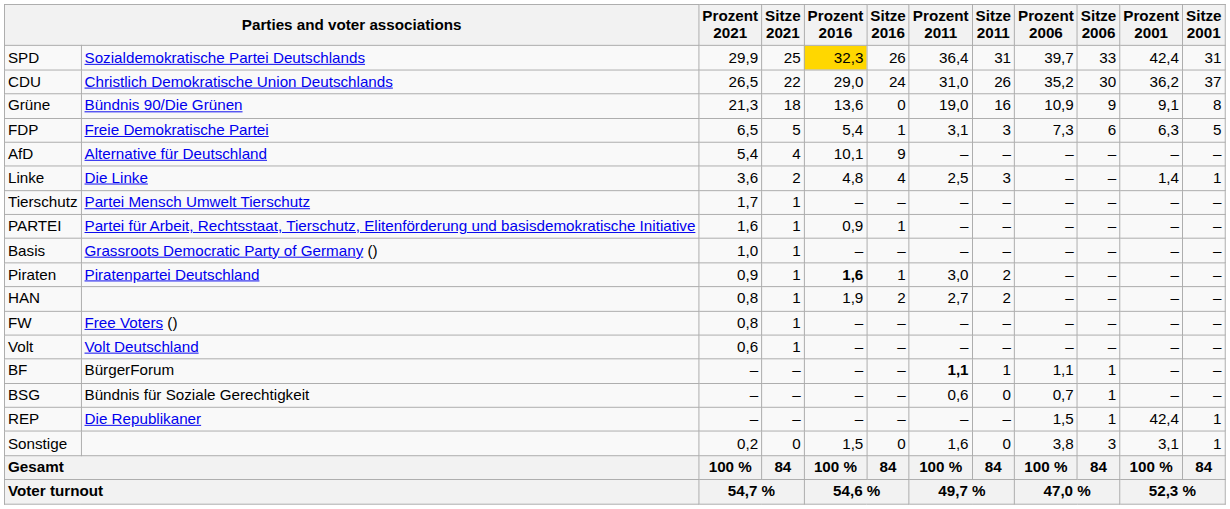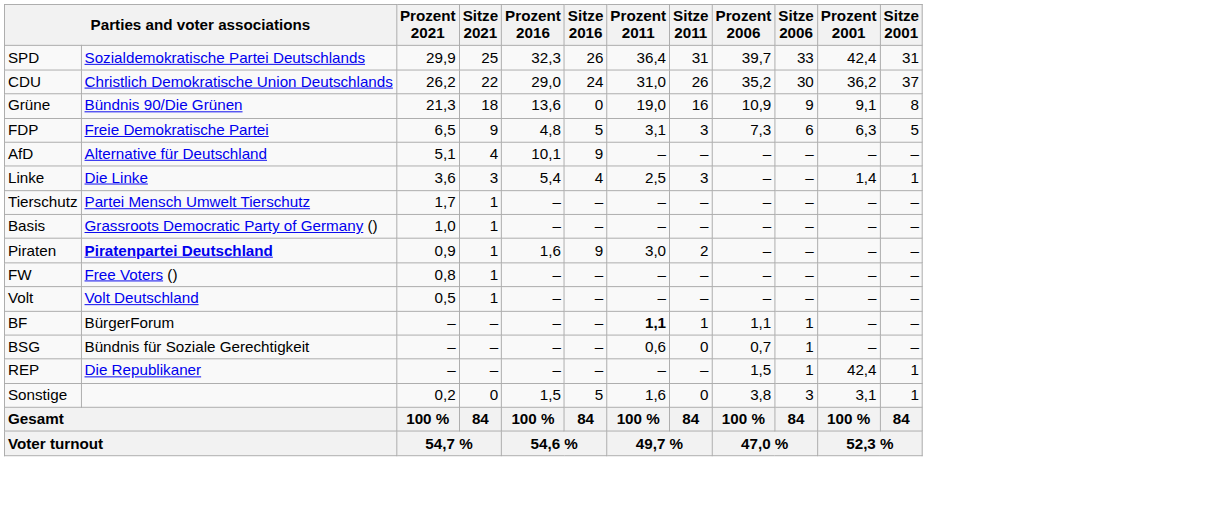(849, 57) gold background -> (546, 57) no background
(743, 81) 26,5 -> (441, 81) 26,2
(796, 130) 5 -> (494, 130) 9
(853, 130) 5,4 -> (550, 130) 4,8
(902, 130) 1 -> (599, 130) 5
(748, 154) 5,4 -> (445, 154) 5,1
(796, 178) 2 -> (494, 178) 3
(853, 178) 4,8 -> (550, 178) 5,4
- row: (35, 226)
(172, 274) normal -> (179, 250) bold
(853, 274) bold -> (550, 250) normal
(902, 274) 1 -> (599, 250) 9
- row: (24, 298)
(748, 347) 0,6 -> (445, 298) 0,5
(902, 443) 0 -> (599, 395) 5
